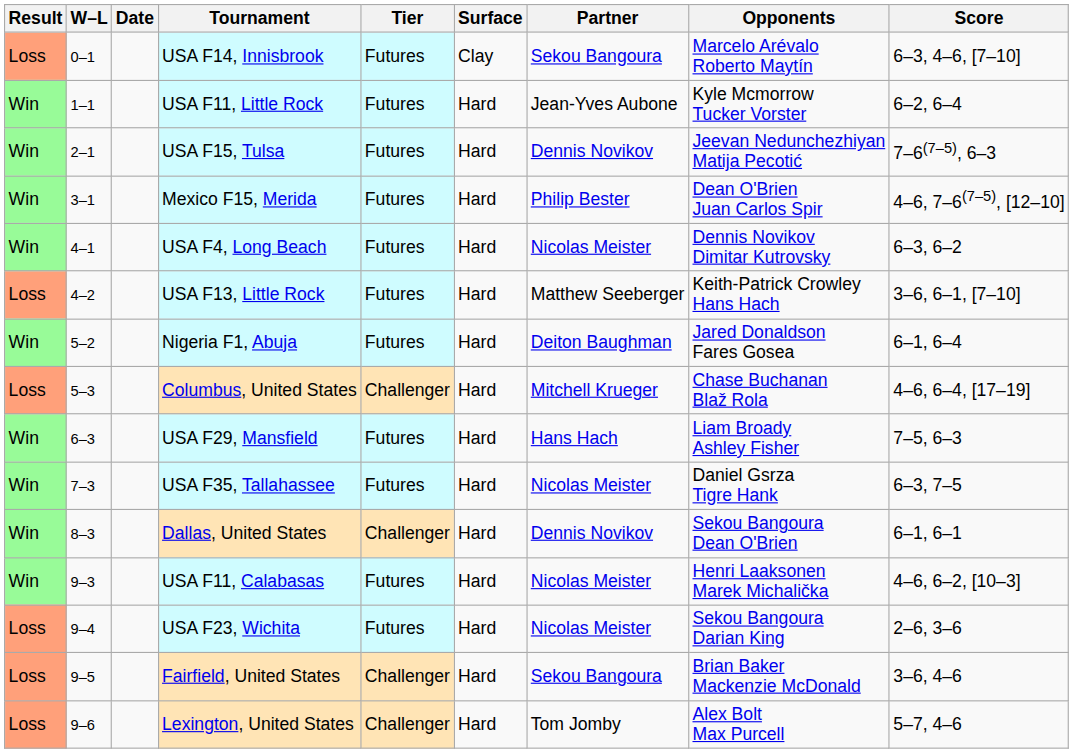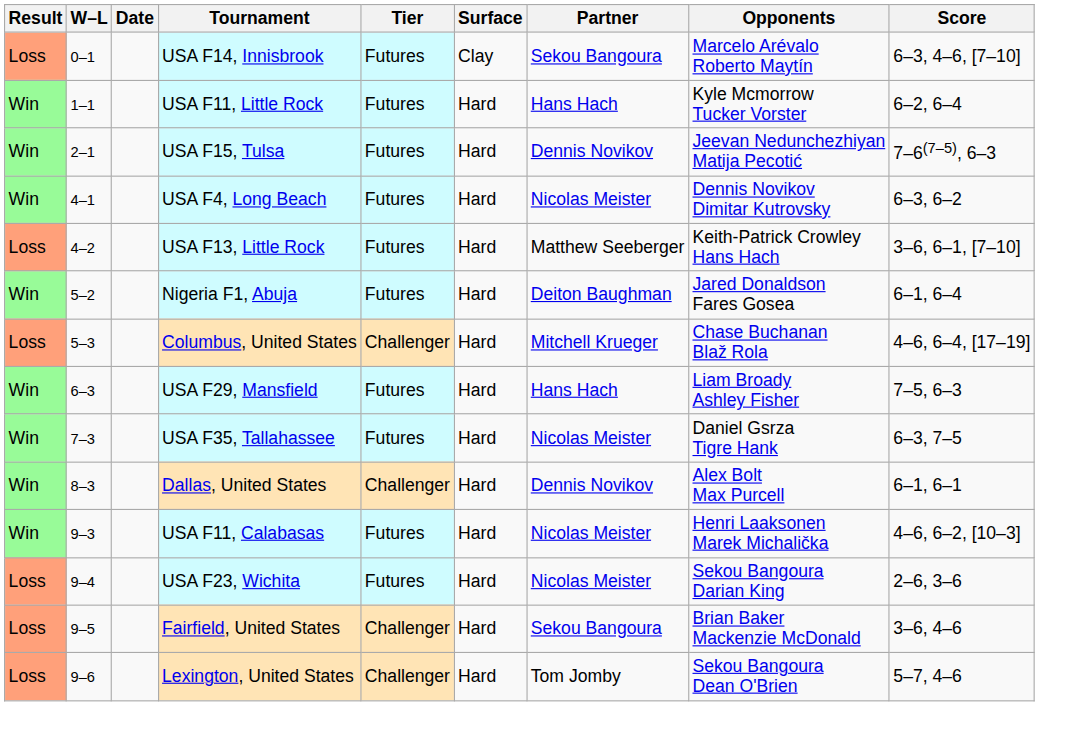(604, 103) Jean-Yves Aubone -> (574, 103) Hans Hach
- row: (239, 199)
(758, 533) Sekou Bangoura Dean O'Brien -> (738, 485) Alex Bolt Max Purcell
(738, 724) Alex Bolt Max Purcell -> (758, 676) Sekou Bangoura Dean O'Brien
